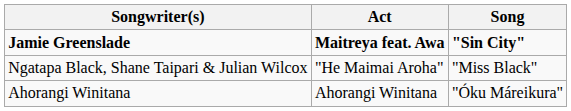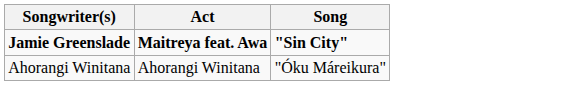- row: (158, 67)
